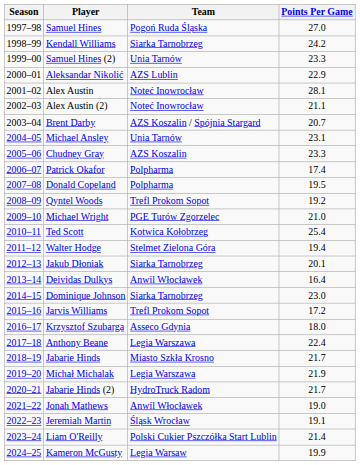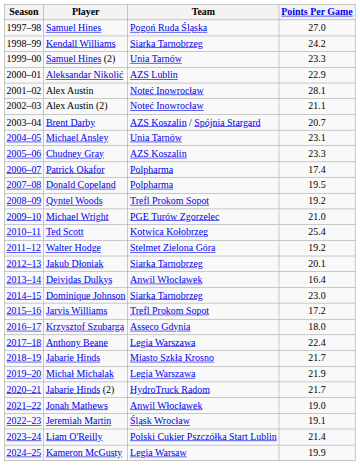(317, 248) 19.4 -> (317, 248) 19.2
